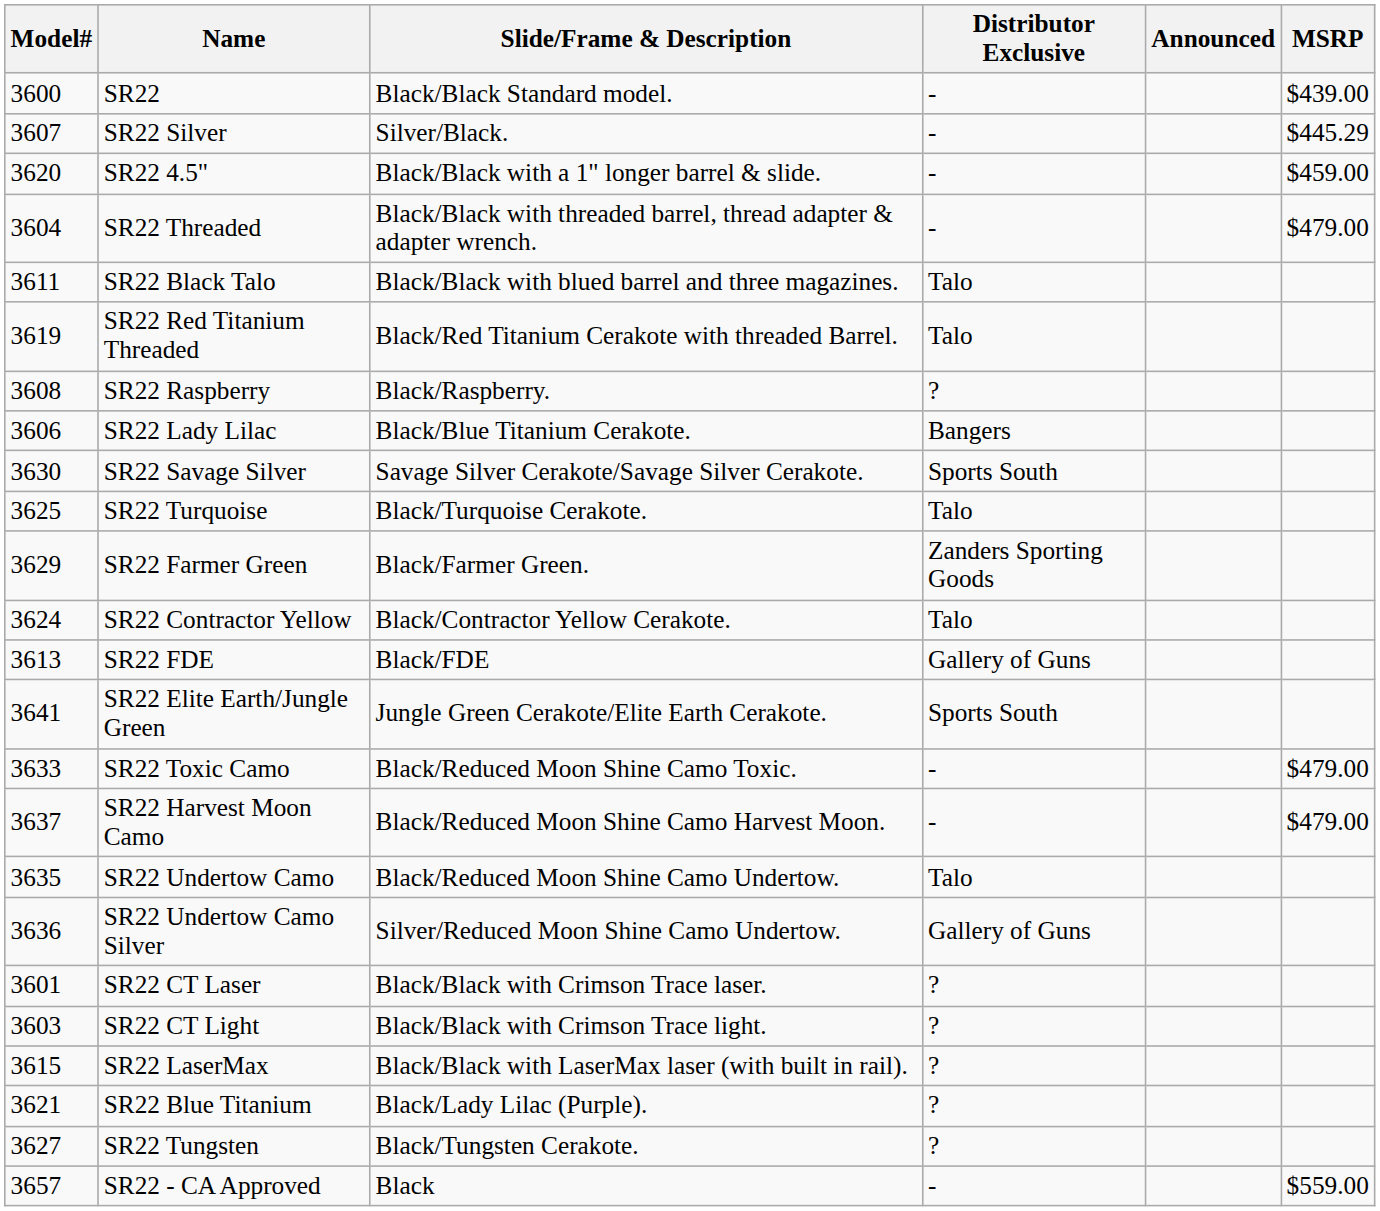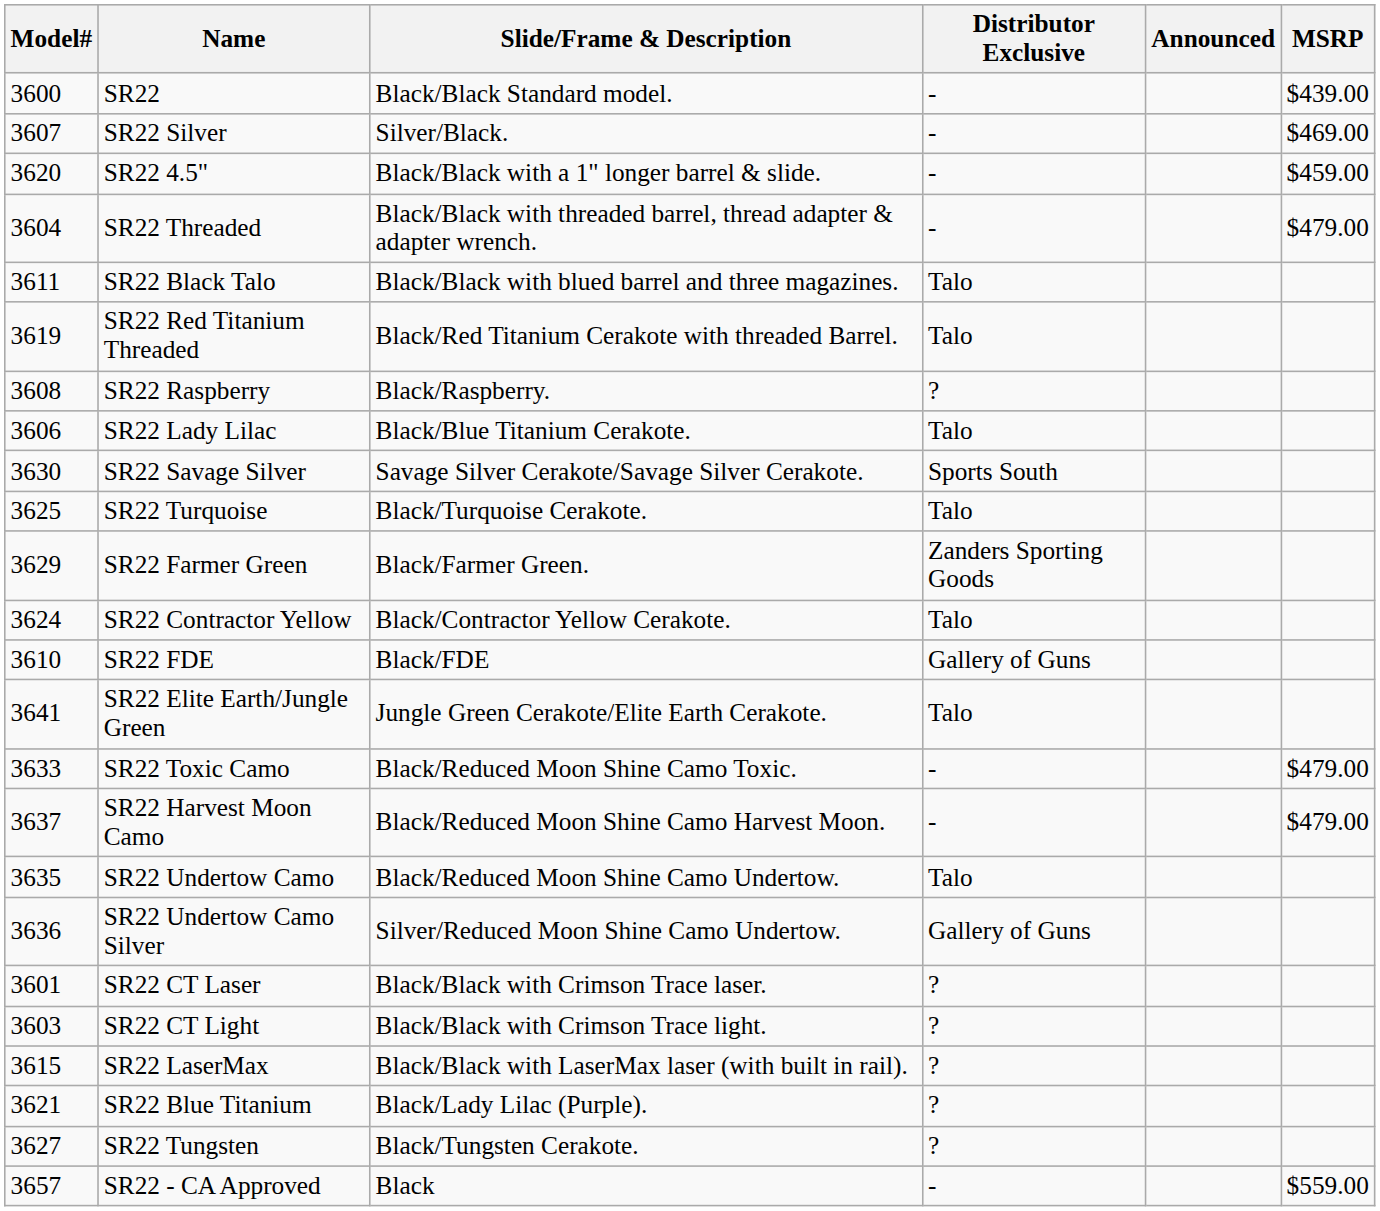(1328, 133) $445.29 -> (1328, 133) $469.00
(969, 430) Bangers -> (950, 430) Talo
(36, 659) 3613 -> (36, 659) 3610
(993, 713) Sports South -> (950, 713) Talo
